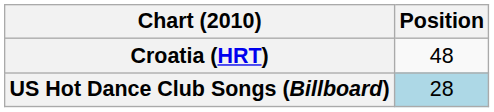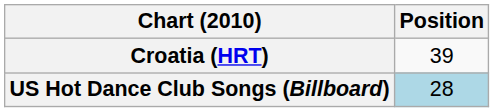(442, 55) 48 -> (442, 55) 39
